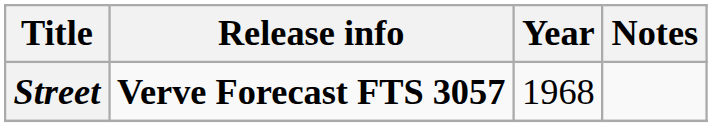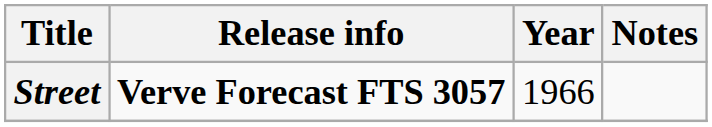(558, 90) 1968 -> (558, 90) 1966
